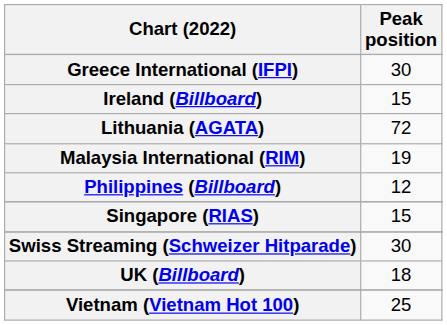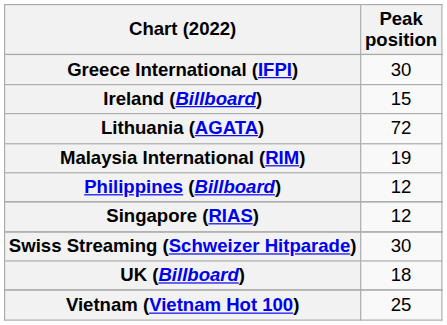(401, 216) 15 -> (401, 216) 12
